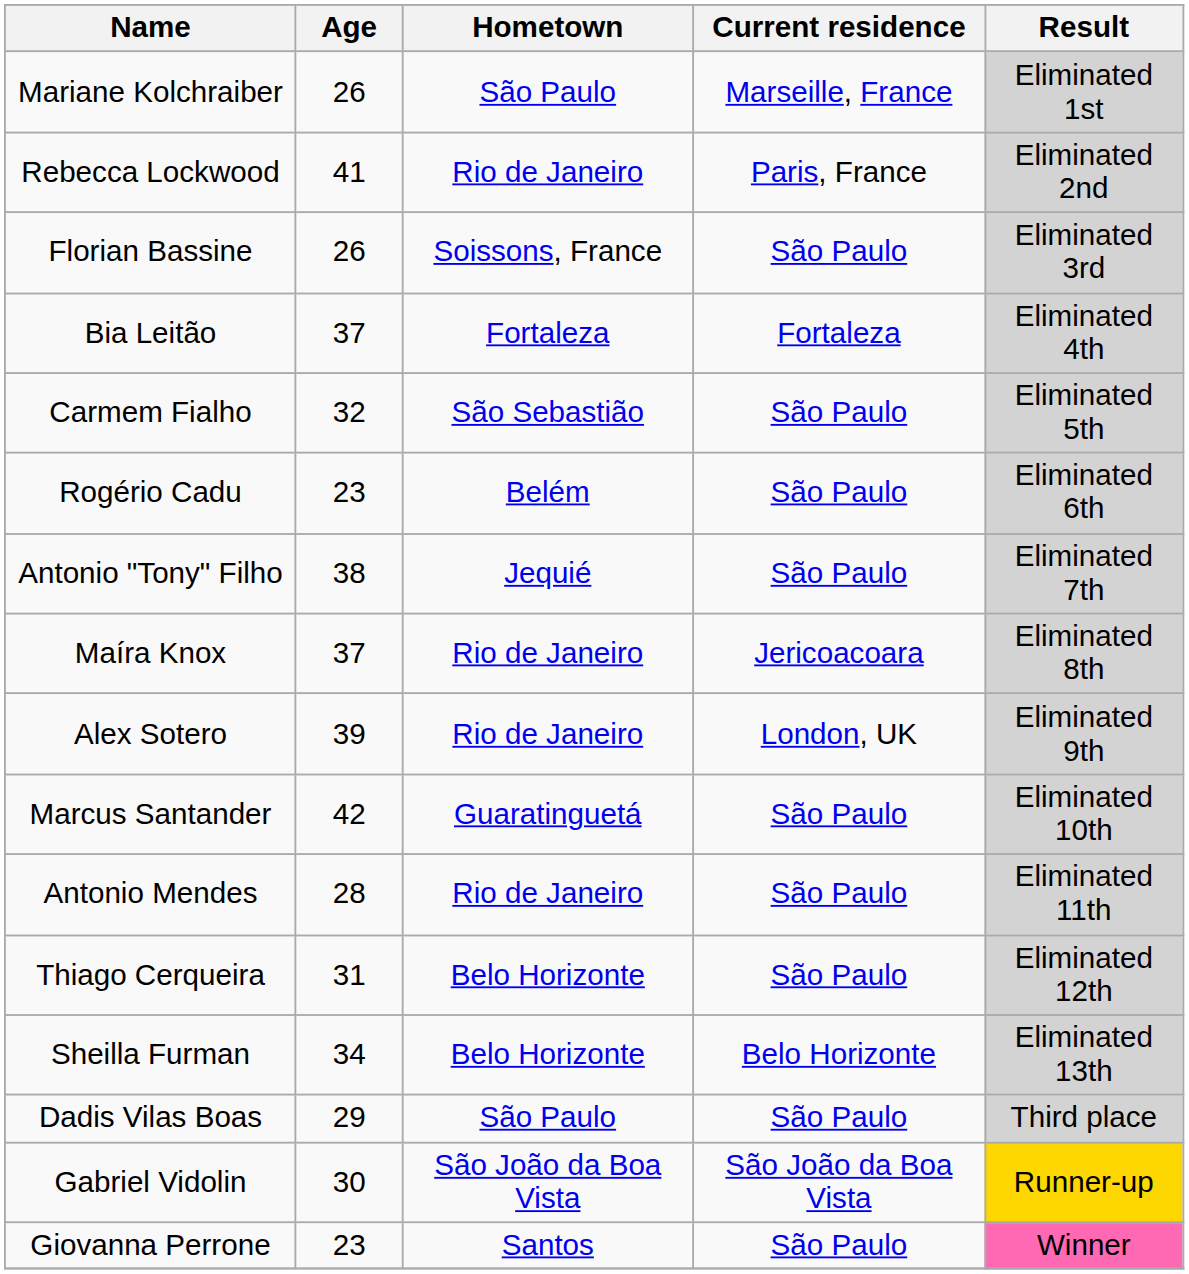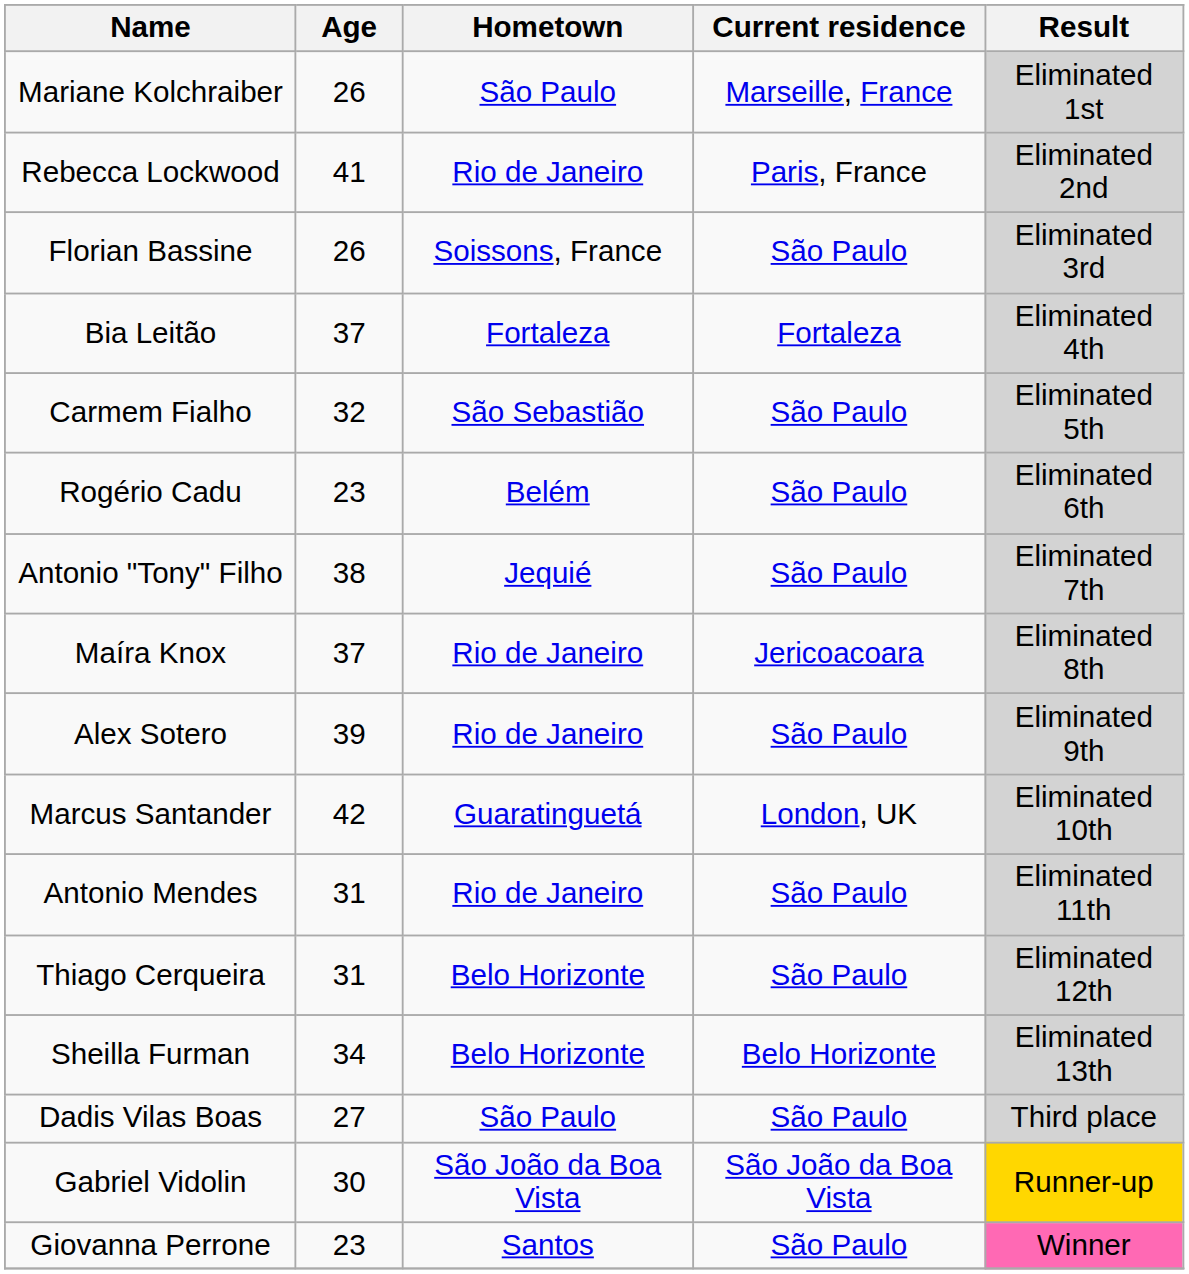(839, 733) London, UK -> (839, 733) São Paulo
(839, 813) São Paulo -> (839, 813) London, UK
(349, 894) 28 -> (349, 894) 31
(349, 1118) 29 -> (349, 1118) 27
